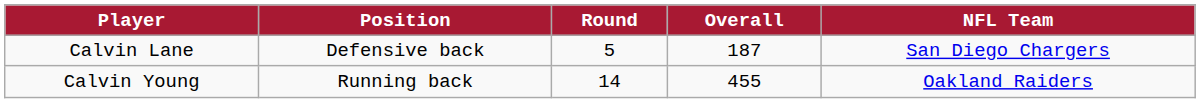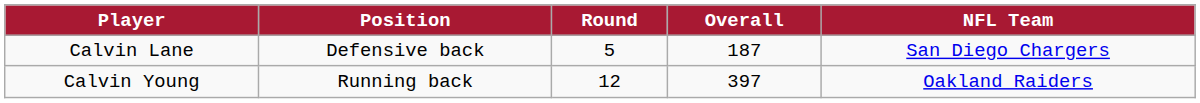(610, 82) 14 -> (610, 82) 12
(744, 82) 455 -> (744, 82) 397
